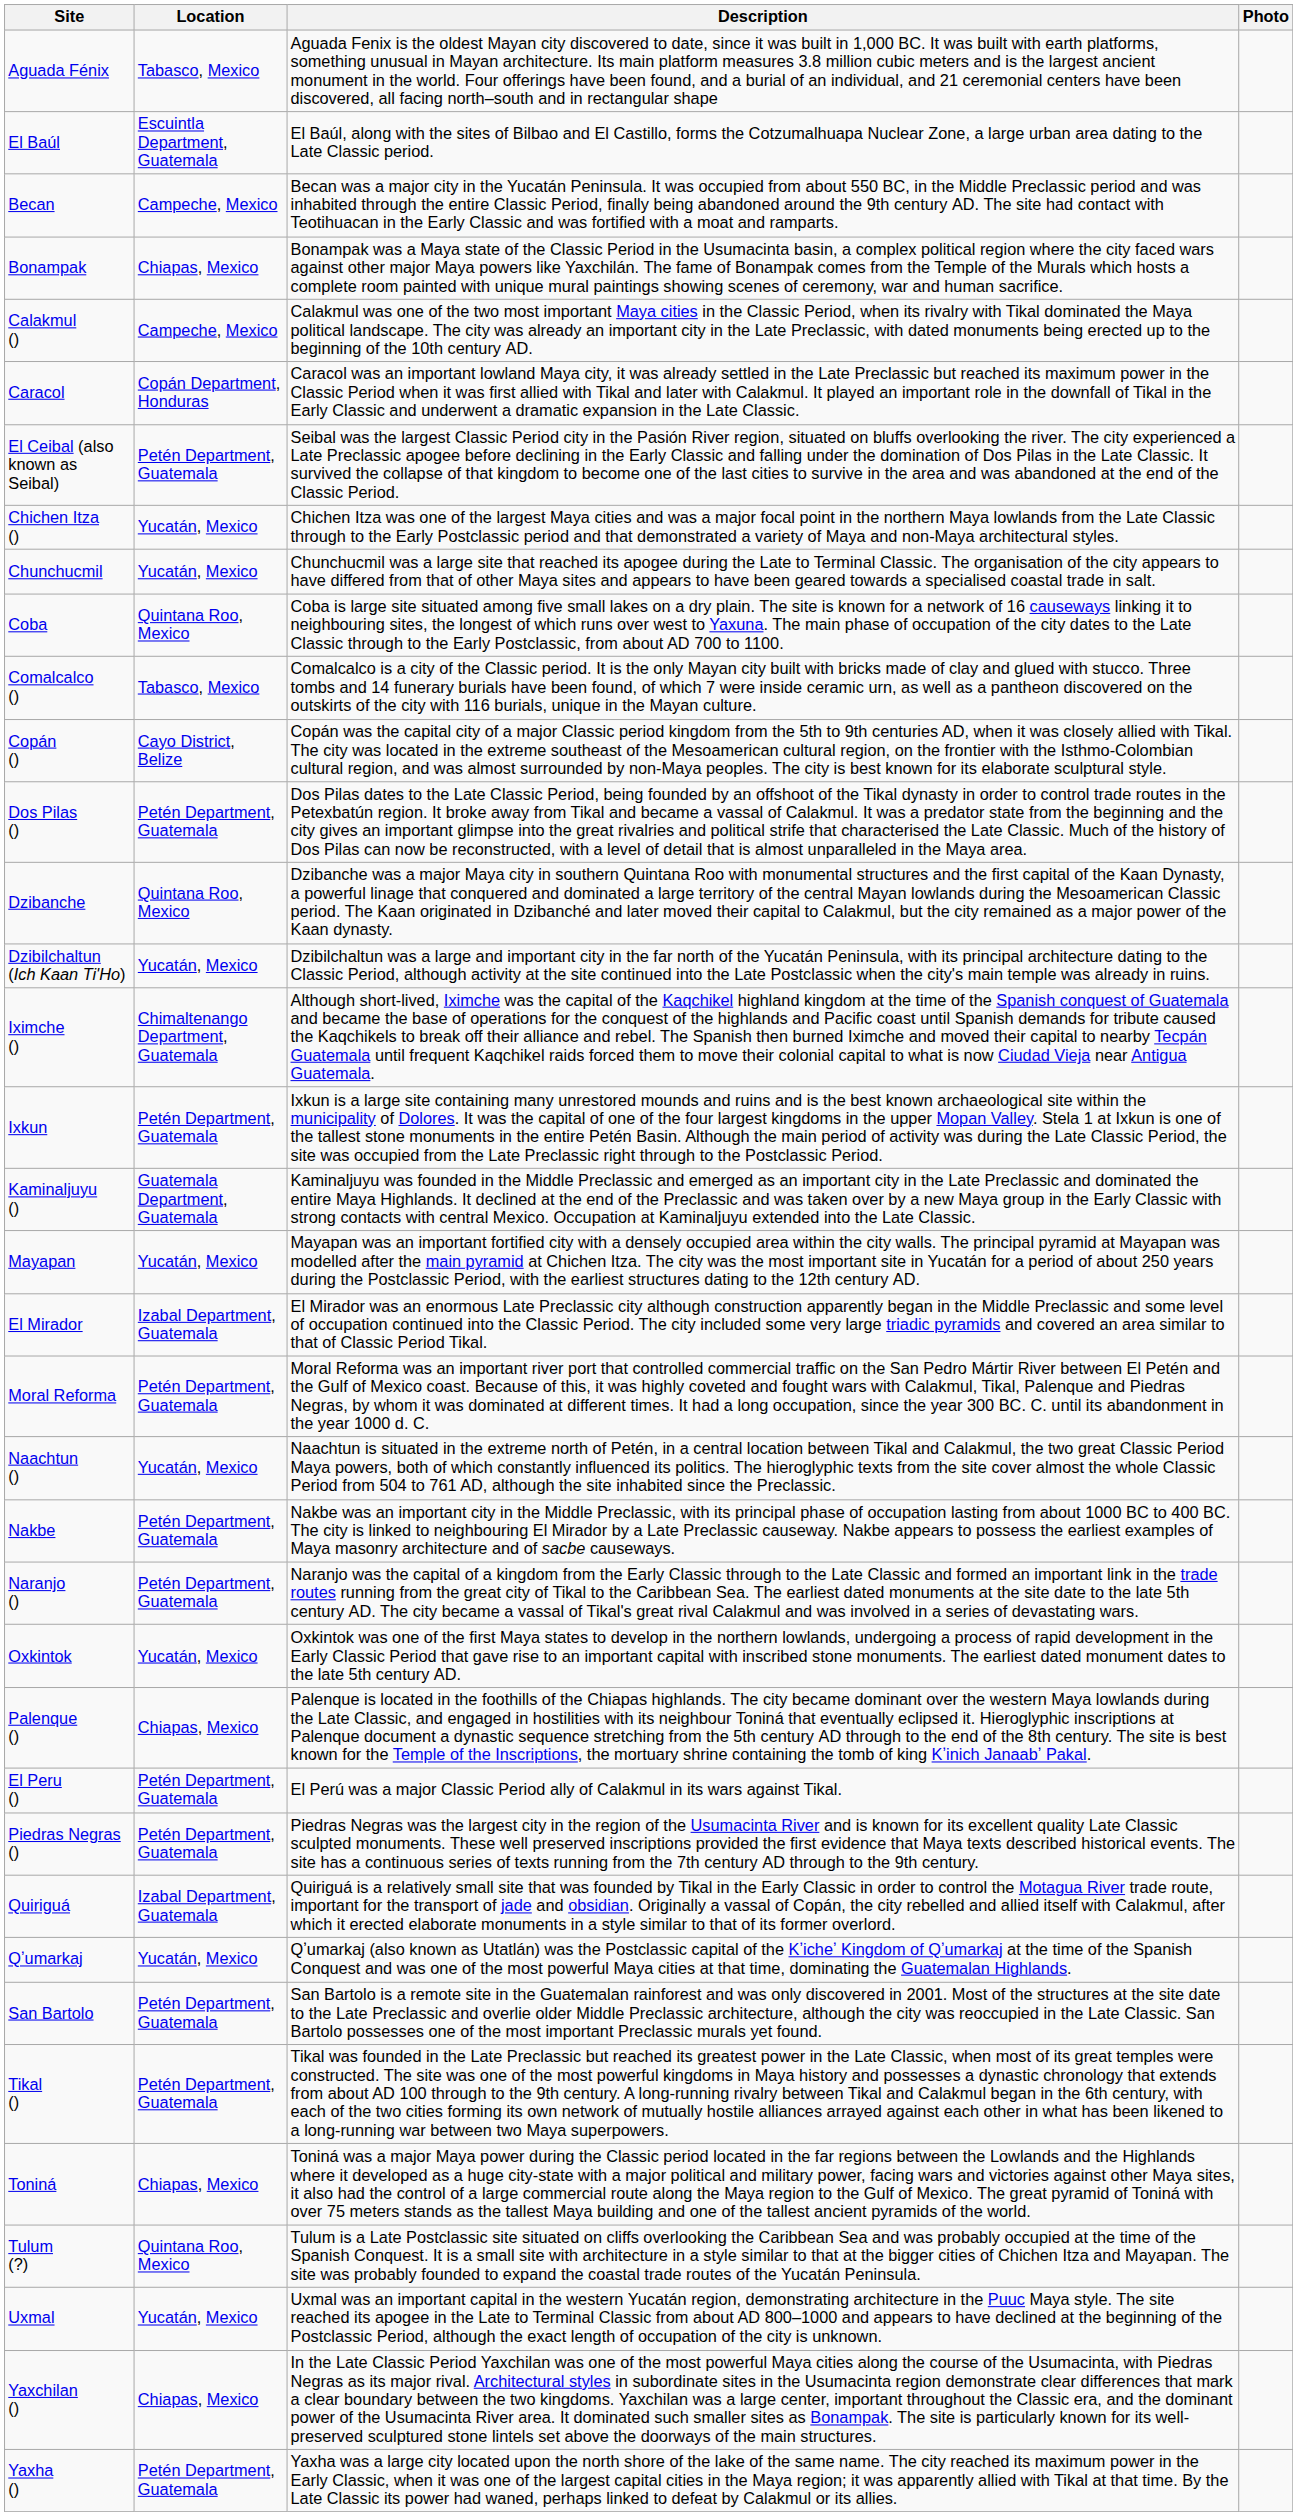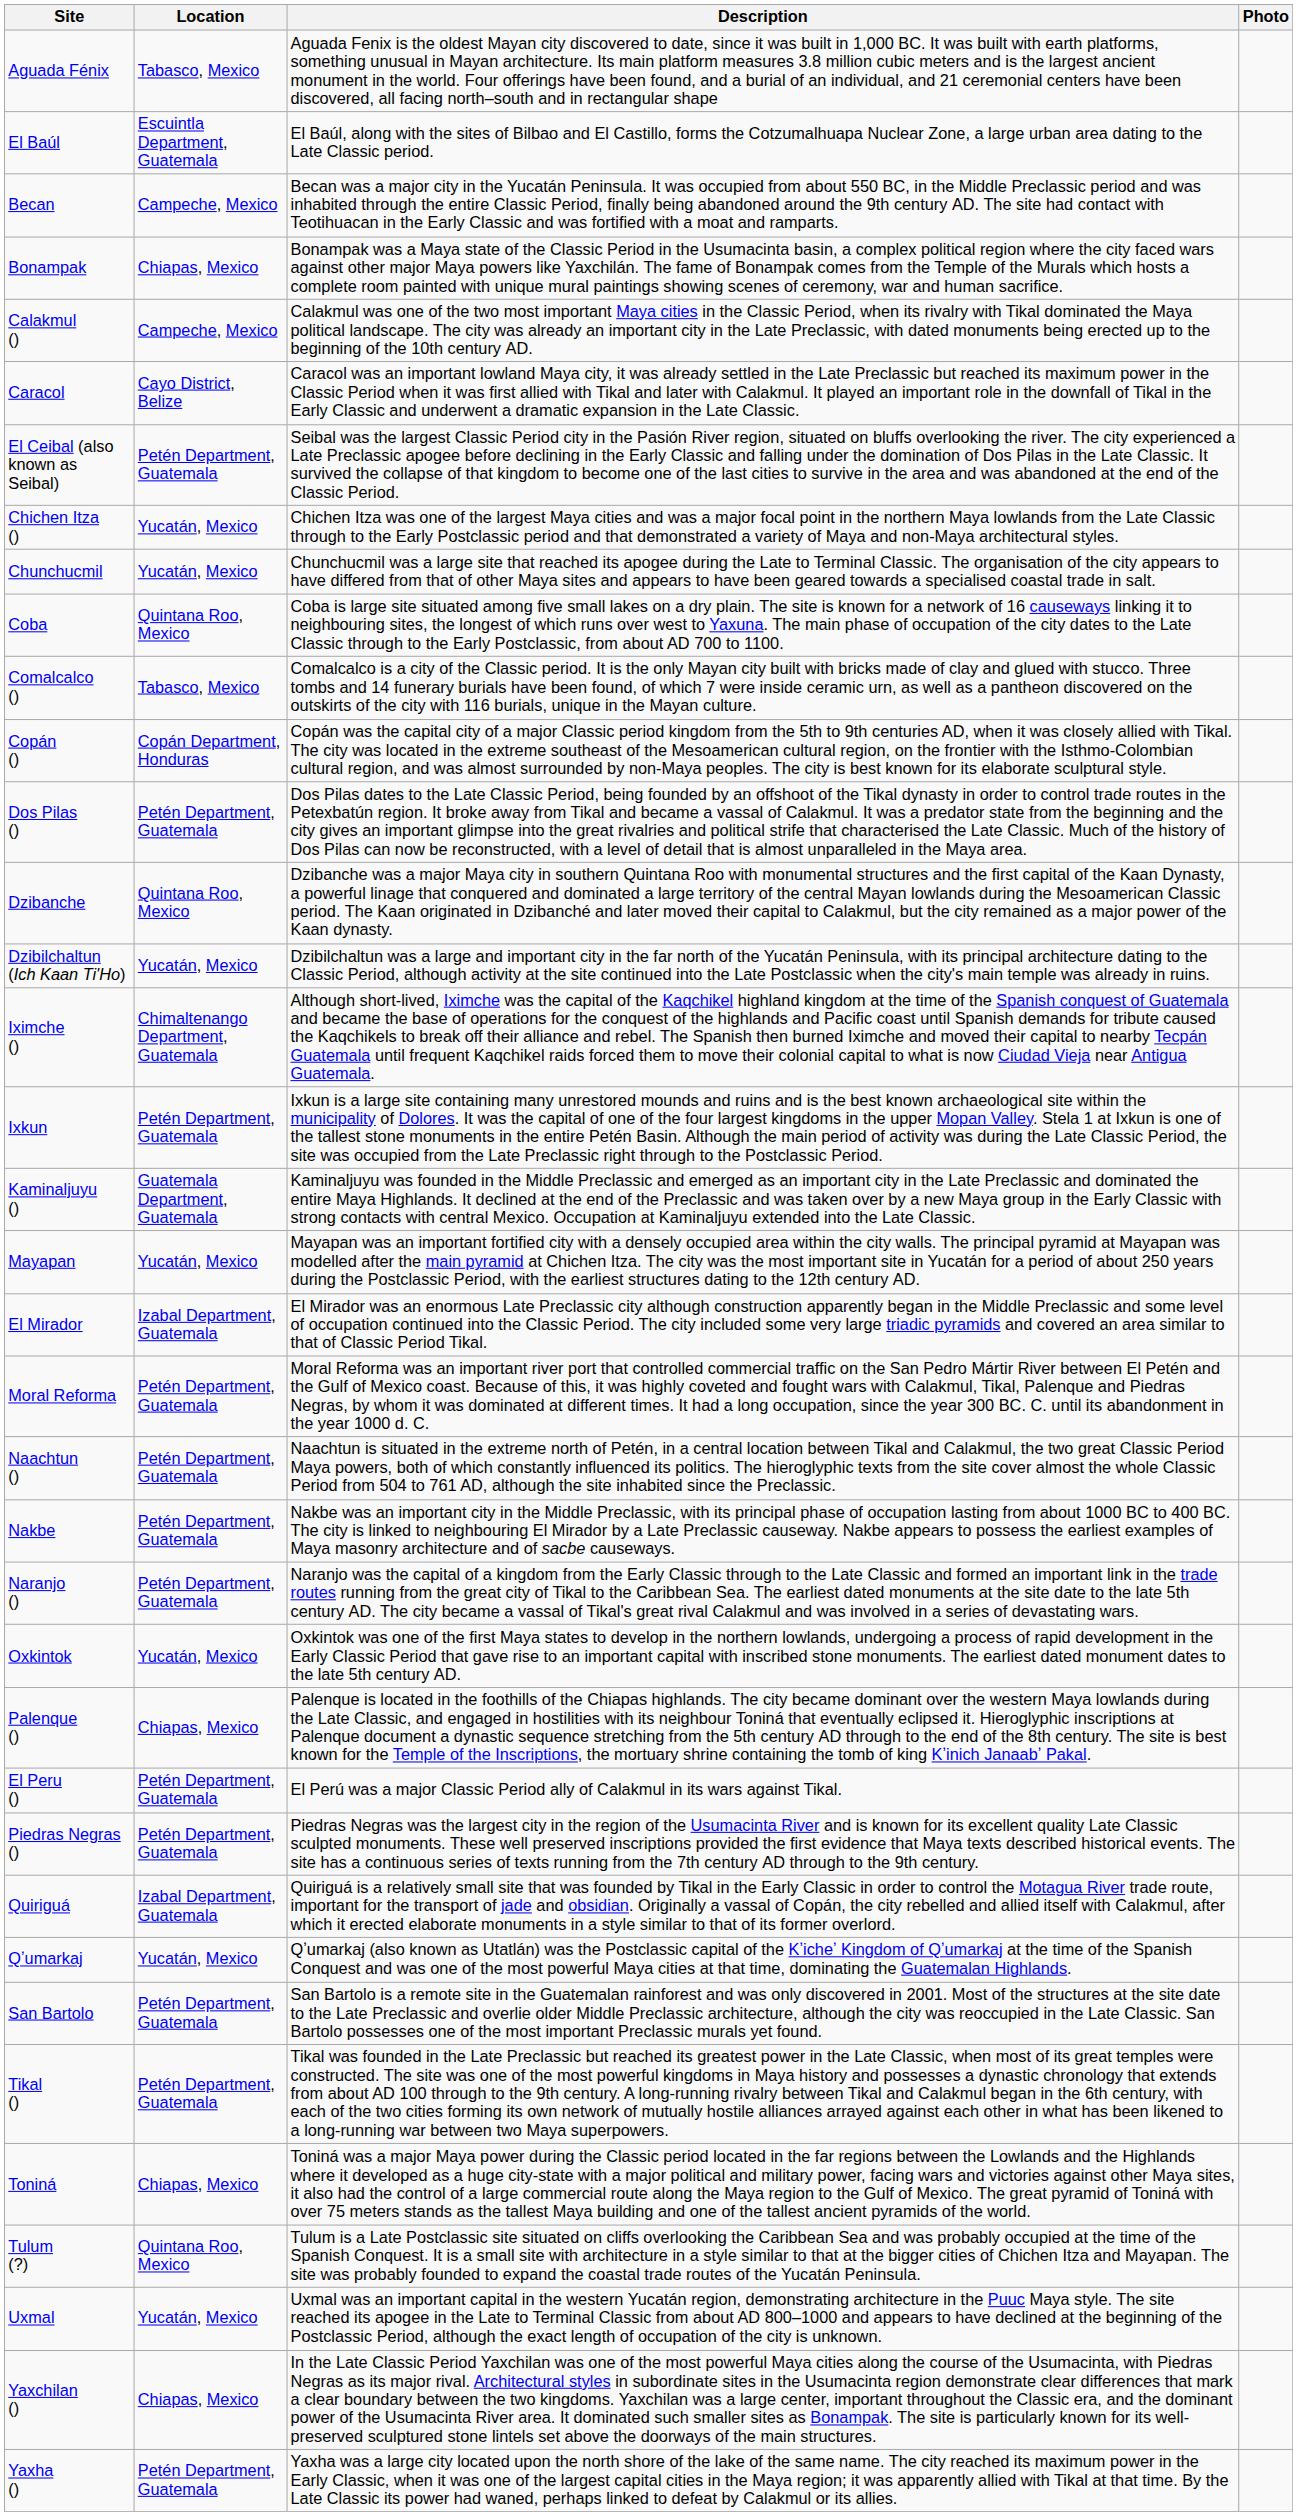(209, 393) Copán Department, Honduras -> (186, 393) Cayo District, Belize
(186, 750) Cayo District, Belize -> (209, 750) Copán Department, Honduras
(198, 1468) Yucatán, Mexico -> (206, 1468) Petén Department, Guatemala
